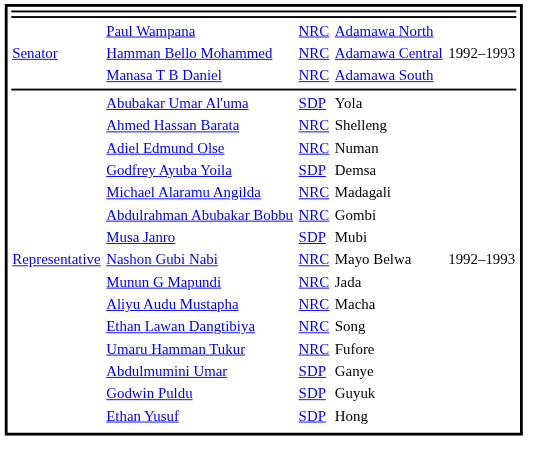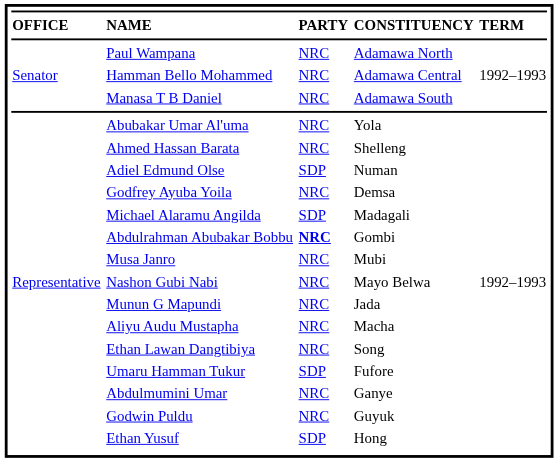+ row: (129, 25)
(312, 103) SDP -> (314, 125) NRC
(314, 148) NRC -> (312, 170) SDP
(312, 170) SDP -> (314, 192) NRC
(314, 192) NRC -> (312, 215) SDP
(314, 215) normal -> (315, 237) bold
(312, 237) SDP -> (314, 259) NRC
(314, 349) NRC -> (312, 371) SDP
(312, 371) SDP -> (314, 393) NRC
(312, 393) SDP -> (314, 416) NRC
